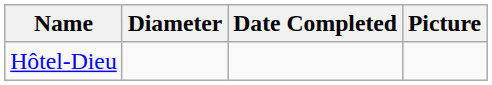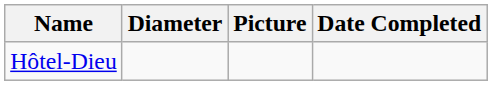columns swapped: (315, 23) <-> (445, 23)
